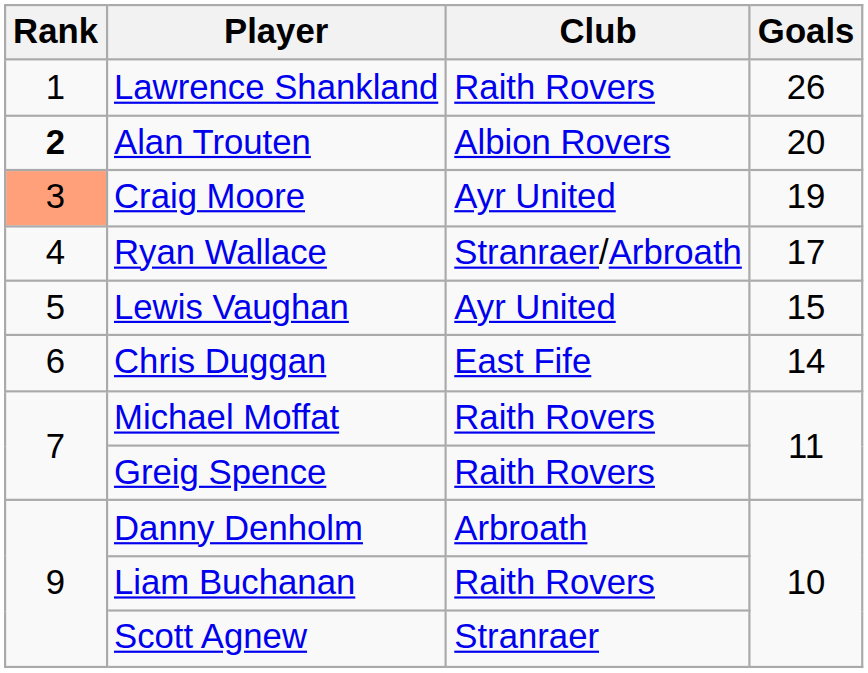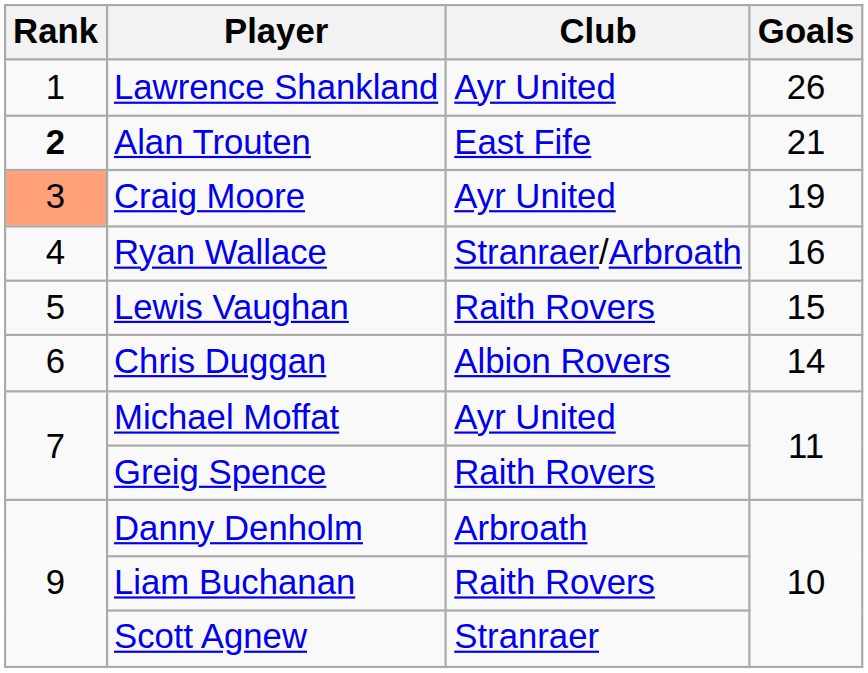(555, 87) Raith Rovers -> (535, 87) Ayr United
(562, 142) Albion Rovers -> (523, 142) East Fife
(806, 142) 20 -> (806, 142) 21
(806, 252) 17 -> (806, 252) 16
(535, 307) Ayr United -> (555, 307) Raith Rovers
(523, 362) East Fife -> (562, 362) Albion Rovers
(555, 417) Raith Rovers -> (535, 417) Ayr United
